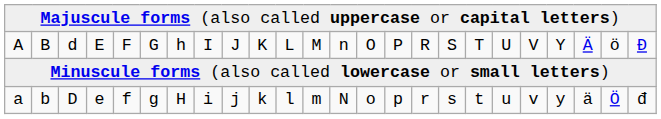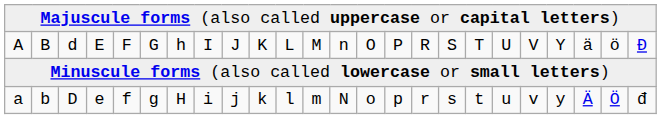(588, 45) Ä -> (588, 45) ä
(588, 100) ä -> (588, 100) Ä
